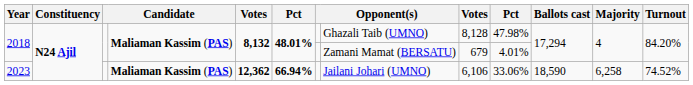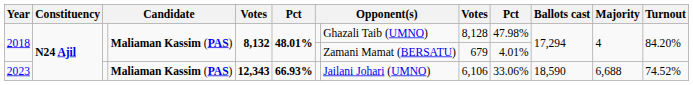(254, 71) 12,362 -> (254, 71) 12,343
(294, 71) 66.94% -> (294, 71) 66.93%
(609, 71) 6,258 -> (609, 71) 6,688
